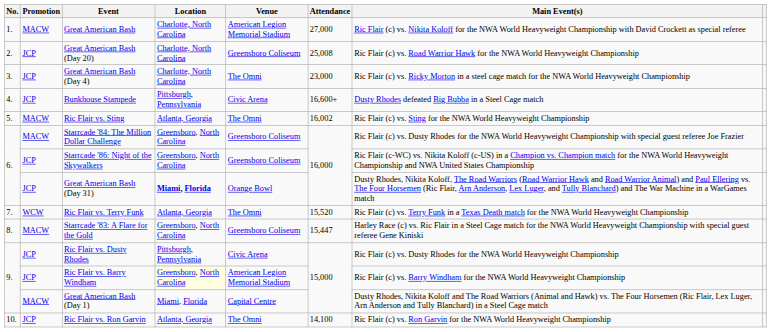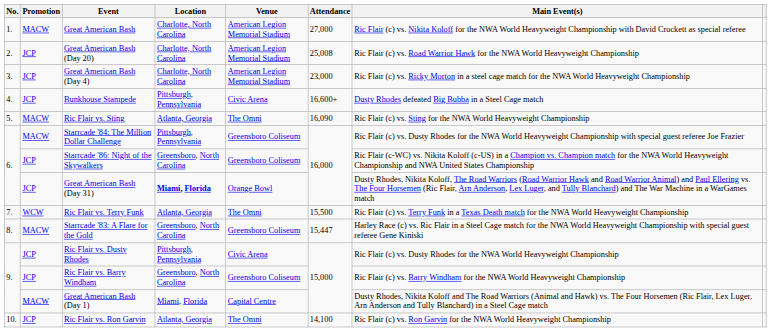(264, 52) Greensboro Coliseum -> (259, 52) American Legion Memorial Stadium
(245, 76) The Omni -> (259, 76) American Legion Memorial Stadium
(321, 118) 16,002 -> (321, 118) 16,090
(188, 136) Greensboro, North Carolina -> (179, 136) Pittsburgh, Pennsylvania
(321, 212) 15,520 -> (321, 212) 15,500
(188, 277) lightyellow background -> (188, 277) no background
(259, 277) American Legion Memorial Stadium -> (264, 277) Greensboro Coliseum
